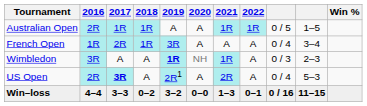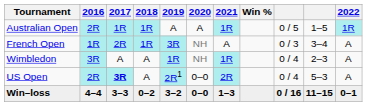columns swapped: (253, 12) <-> (345, 12)
(200, 43) A -> (200, 43) NH
(281, 43) 0 / 4 -> (289, 43) 0 / 3
(173, 59) bold -> (173, 59) normal
(281, 59) 0 / 3 -> (289, 59) 0 / 4
(200, 76) A -> (200, 76) 0–0
